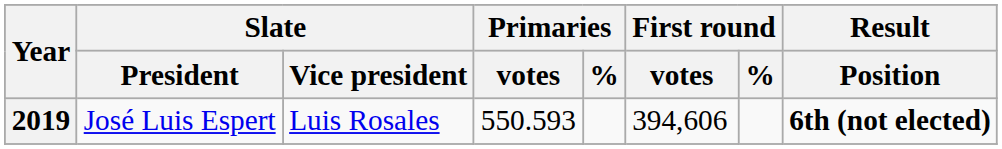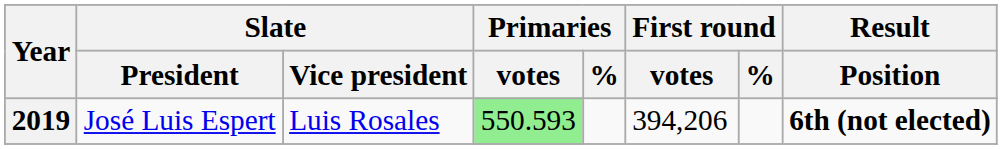(528, 120) no background -> (528, 120) lightgreen background
(680, 120) 394,606 -> (680, 120) 394,206
